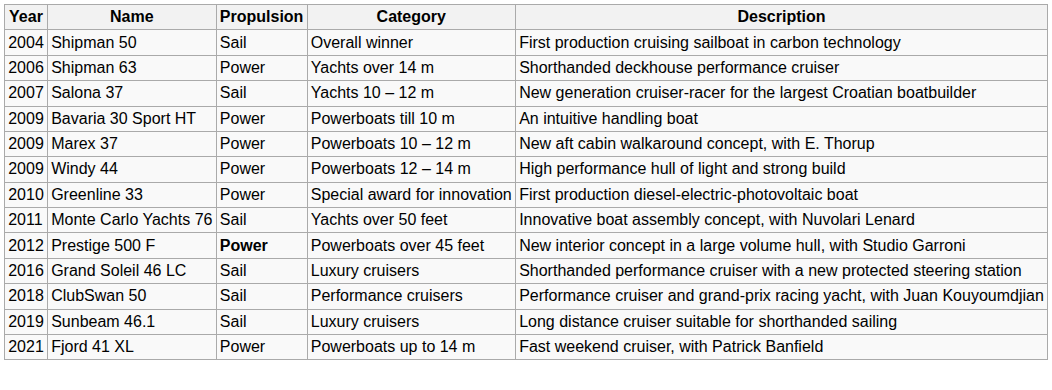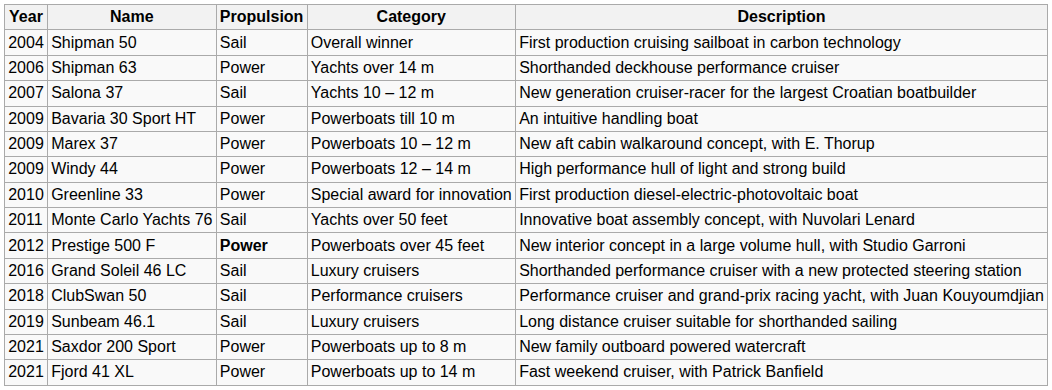+ row: (113, 347)
